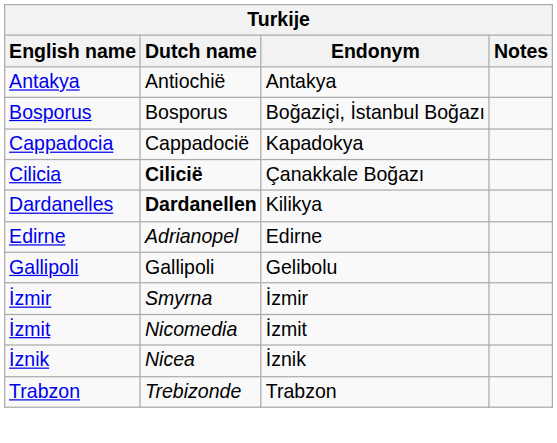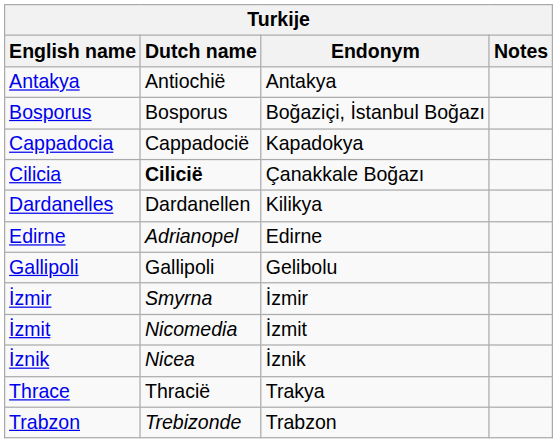(201, 205) bold -> (198, 205) normal
+ row: (39, 391)
